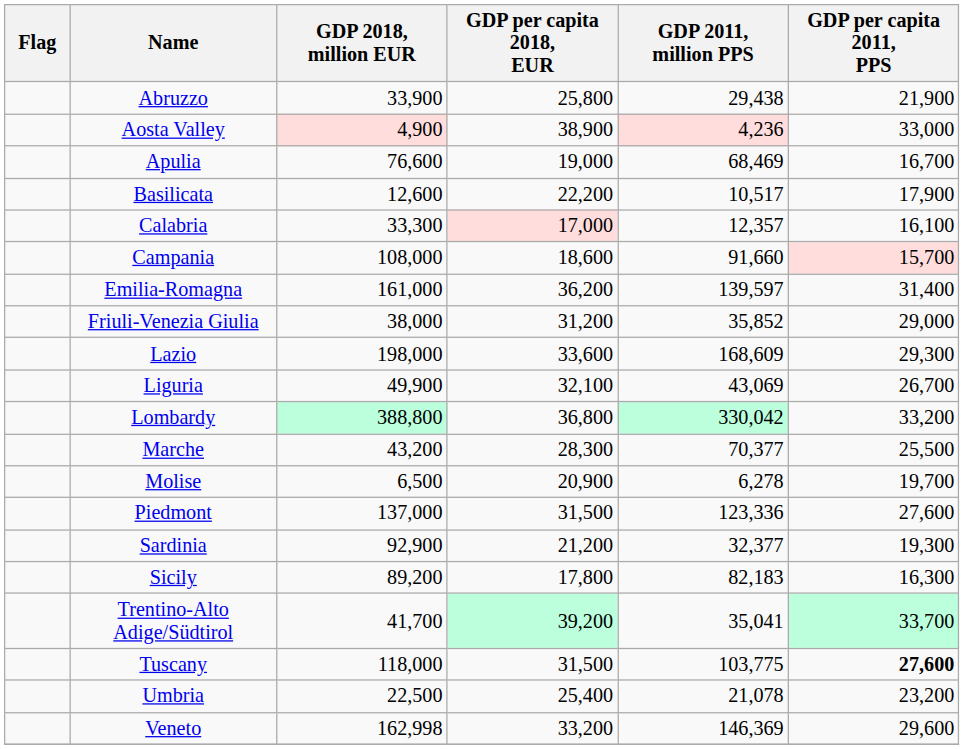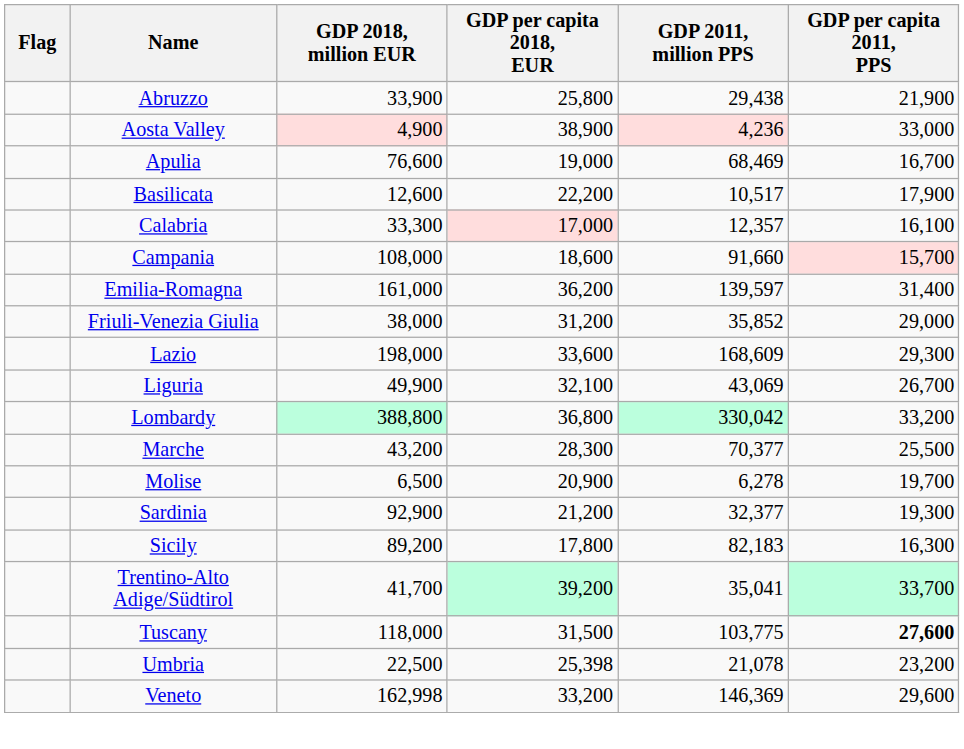- row: (173, 513)
(585, 696) 25,400 -> (585, 664) 25,398
